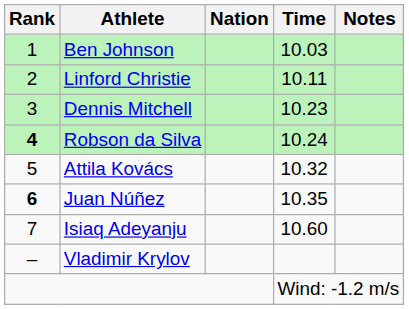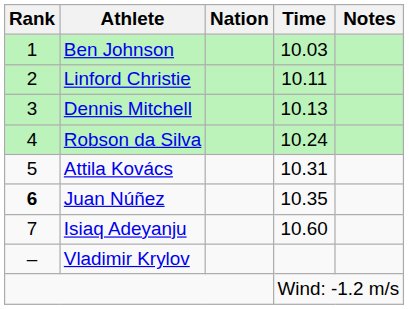(304, 109) 10.23 -> (304, 109) 10.13
(32, 139) bold -> (32, 139) normal
(304, 169) 10.32 -> (304, 169) 10.31
